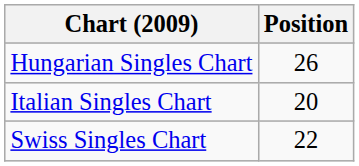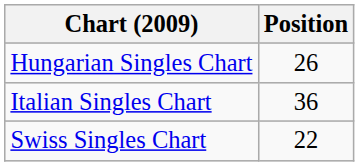(306, 101) 20 -> (306, 101) 36
